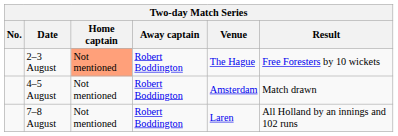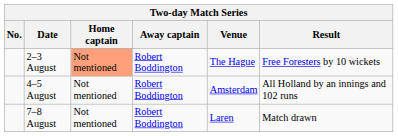(289, 90) Match drawn -> (324, 90) All Holland by an innings and 102 runs
(324, 117) All Holland by an innings and 102 runs -> (289, 117) Match drawn
